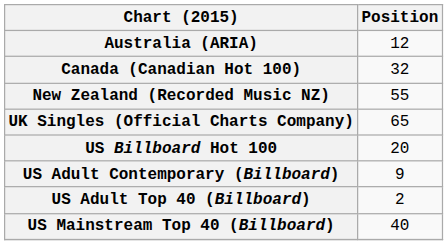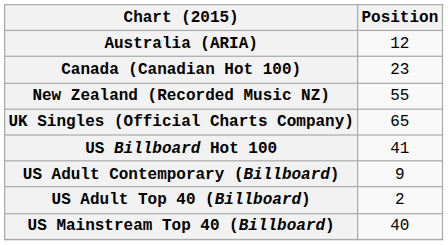(400, 70) 32 -> (400, 70) 23
(400, 148) 20 -> (400, 148) 41
